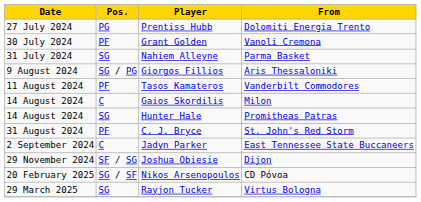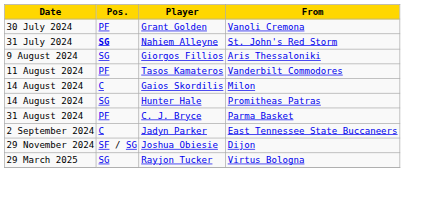- row: (177, 27)
(104, 56) normal -> (104, 41) bold
(277, 56) Parma Basket -> (283, 41) St. John's Red Storm
(118, 71) SG / PG -> (104, 56) SG
(299, 130) St. John's Red Storm -> (261, 116) Parma Basket
- row: (191, 175)
